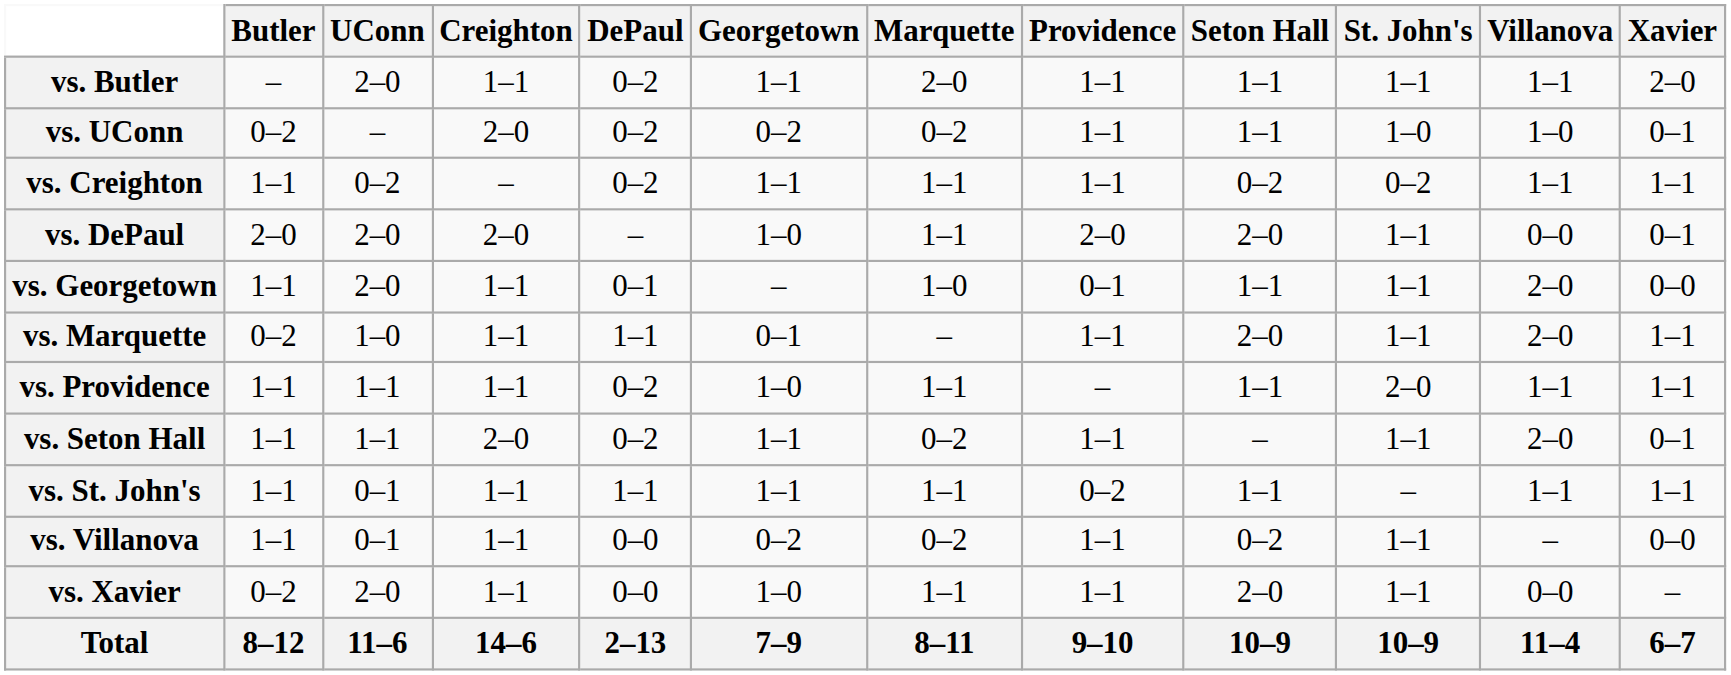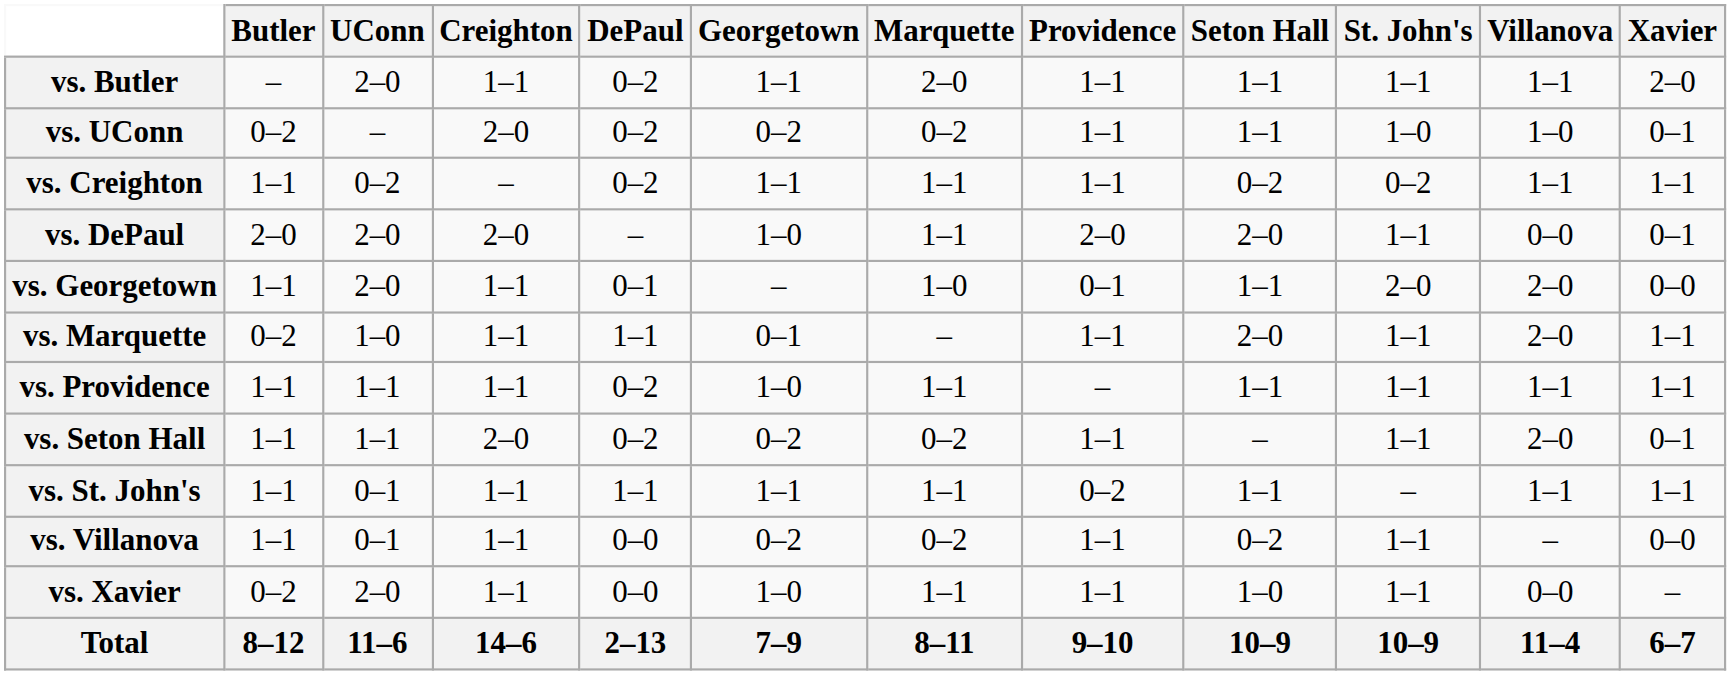(1408, 285) 1–1 -> (1408, 285) 2–0
(1408, 387) 2–0 -> (1408, 387) 1–1
(779, 438) 1–1 -> (779, 438) 0–2
(1260, 592) 2–0 -> (1260, 592) 1–0
